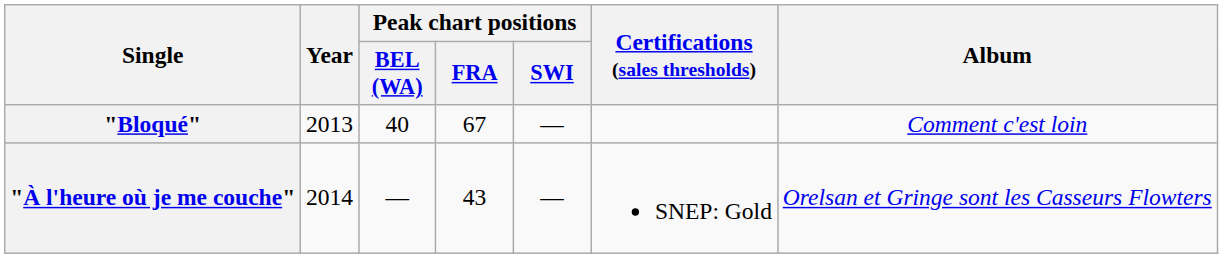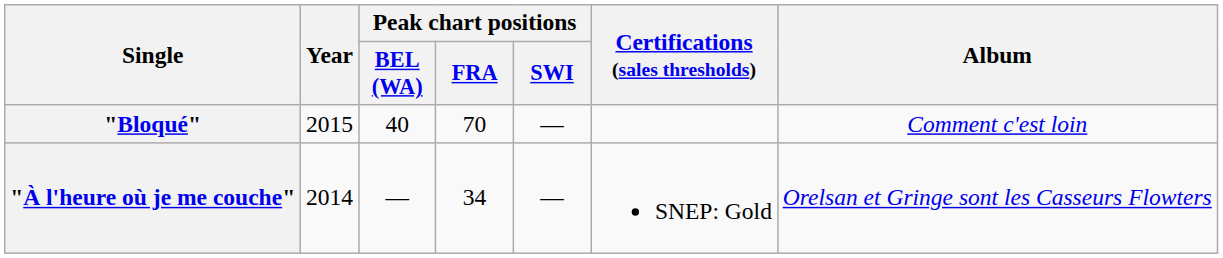(330, 123) 2013 -> (330, 123) 2015
(475, 123) 67 -> (475, 123) 70
(475, 197) 43 -> (475, 197) 34
